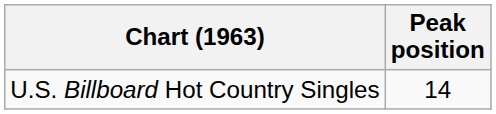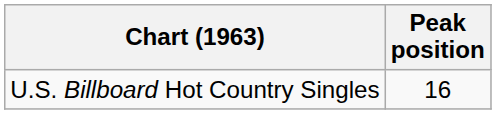(438, 89) 14 -> (438, 89) 16
